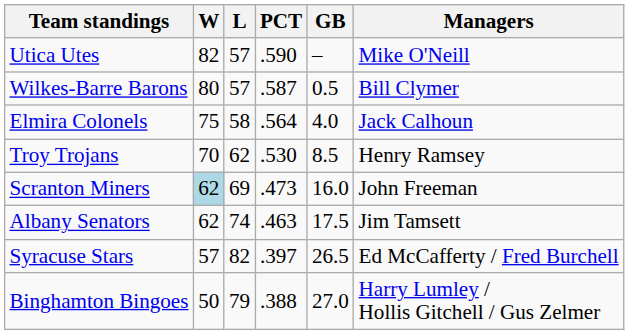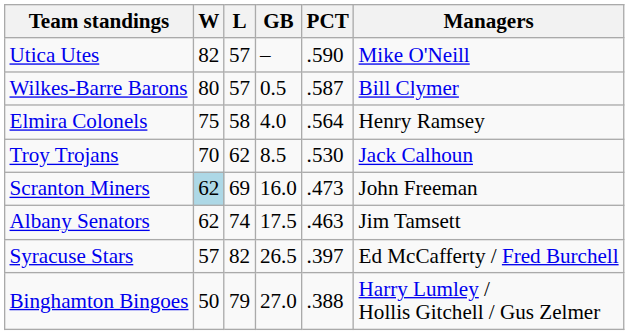columns swapped: (281, 21) <-> (330, 21)
(416, 121) Jack Calhoun -> (422, 121) Henry Ramsey
(422, 155) Henry Ramsey -> (416, 155) Jack Calhoun
